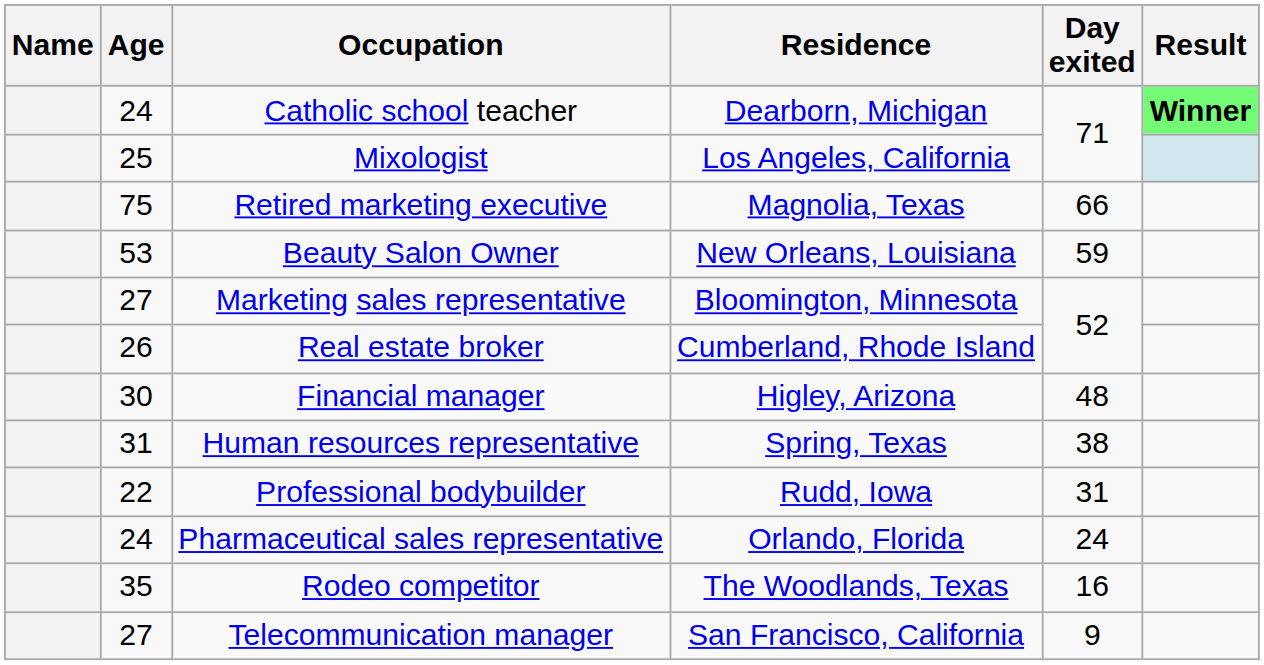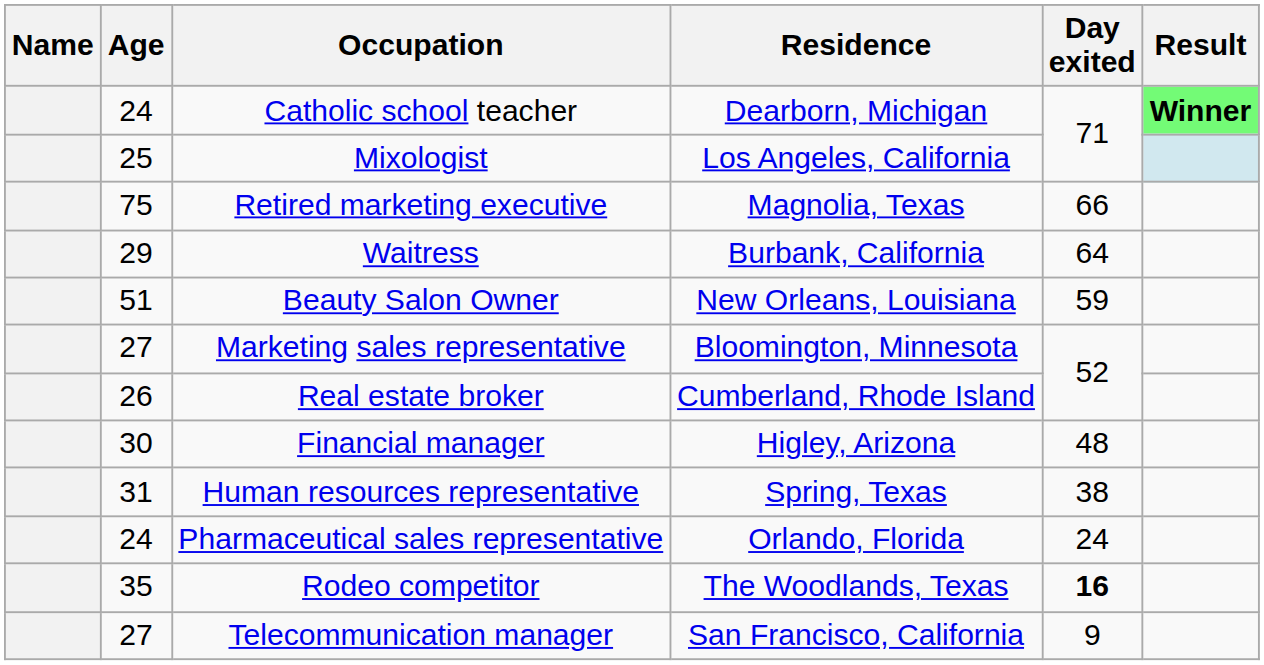+ row: (421, 253)
(136, 253) 53 -> (136, 300) 51
- row: (421, 491)
(1092, 586) normal -> (1092, 586) bold
